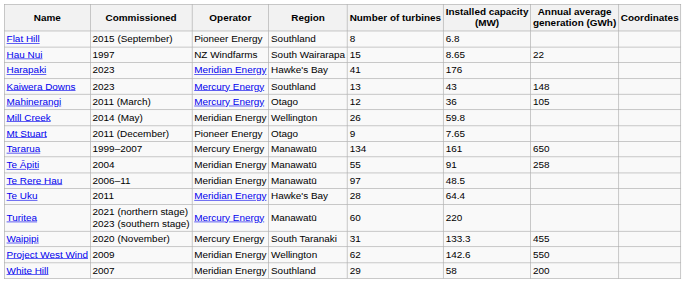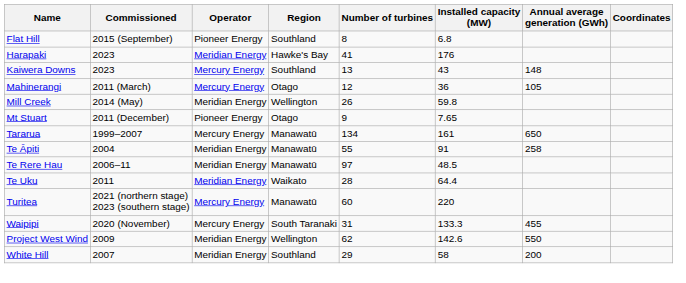- row: (25, 54)
(300, 196) Hawke's Bay -> (289, 180) Waikato
